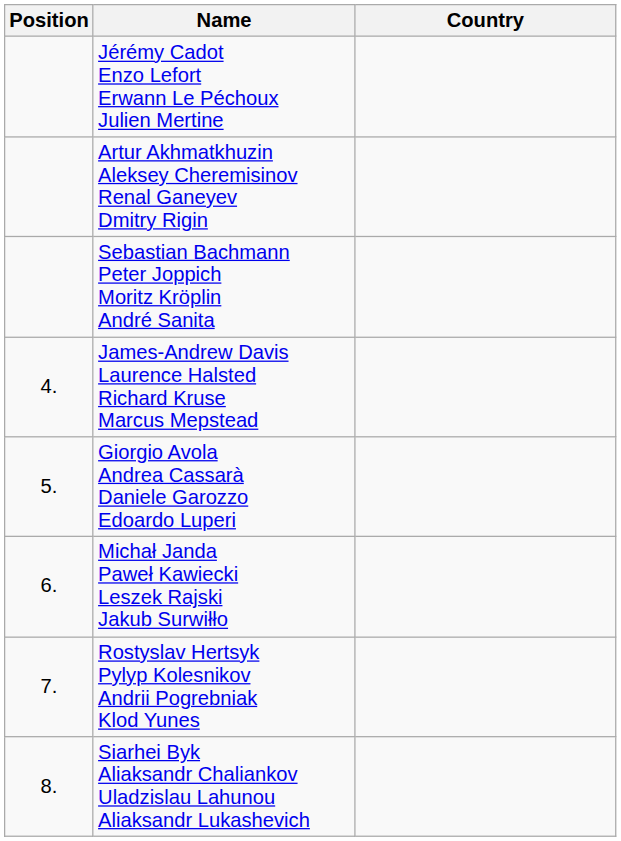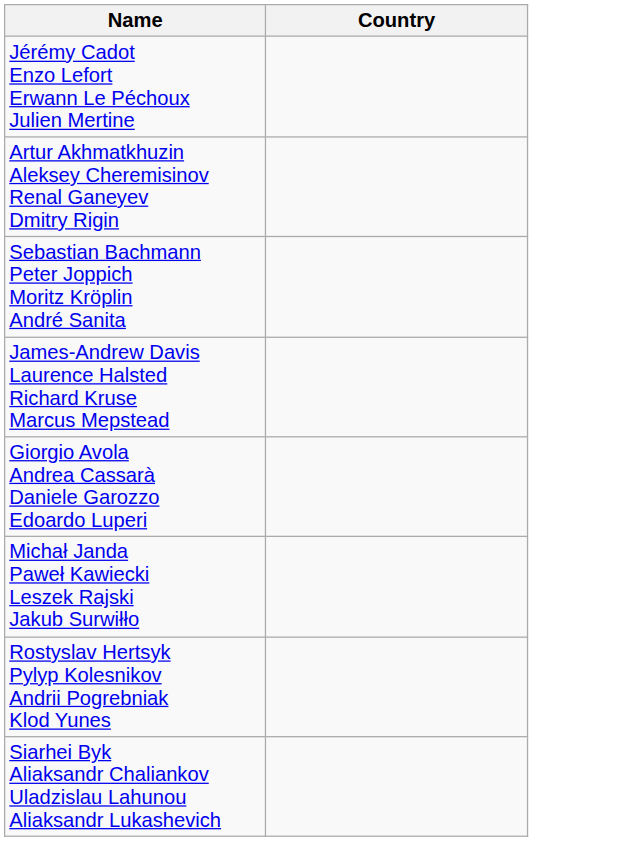- column: (49, 20)
